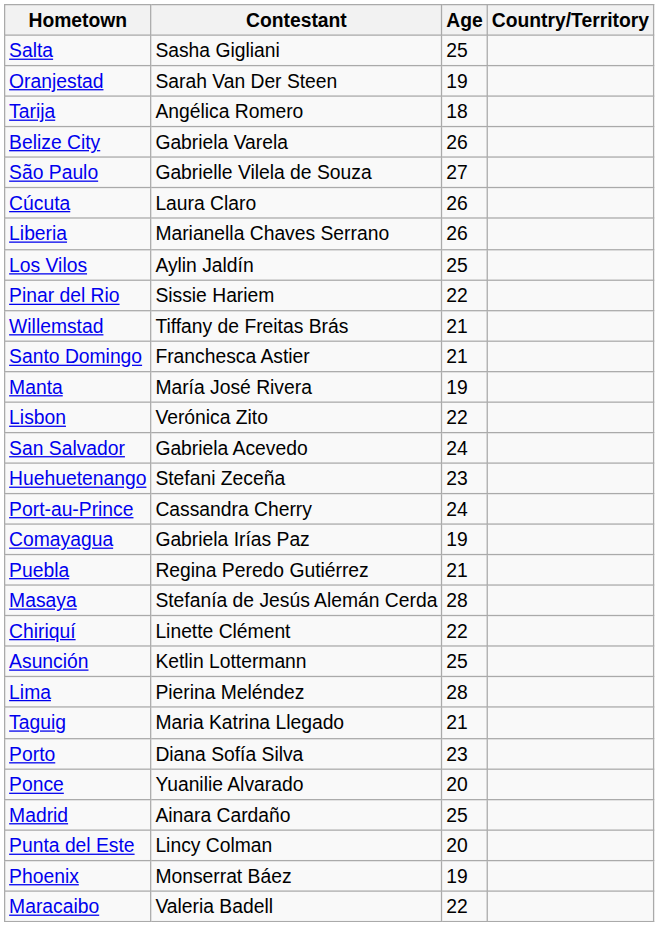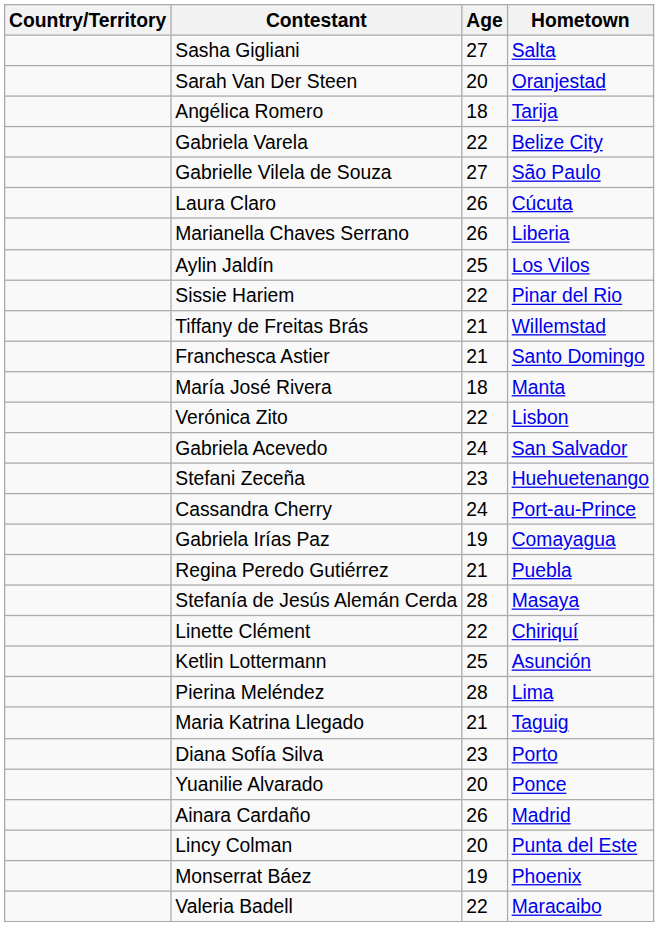columns swapped: (570, 20) <-> (78, 20)
(457, 51) 25 -> (477, 51) 27
(457, 81) 19 -> (477, 81) 20
(457, 142) 26 -> (477, 142) 22
(457, 387) 19 -> (477, 387) 18
(457, 815) 25 -> (477, 815) 26
